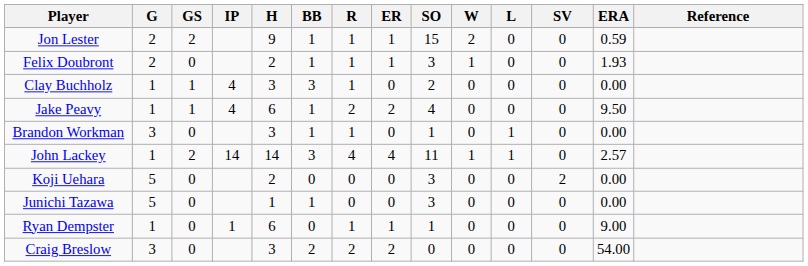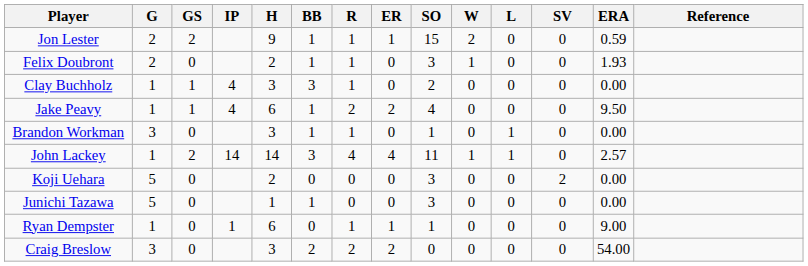(392, 62) 1 -> (392, 62) 0
